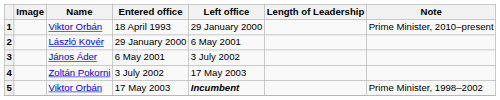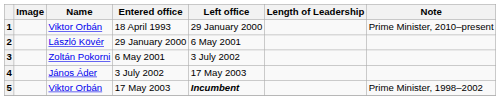(73, 57) János Áder -> (79, 57) Zoltán Pokorni
(79, 73) Zoltán Pokorni -> (73, 73) János Áder
